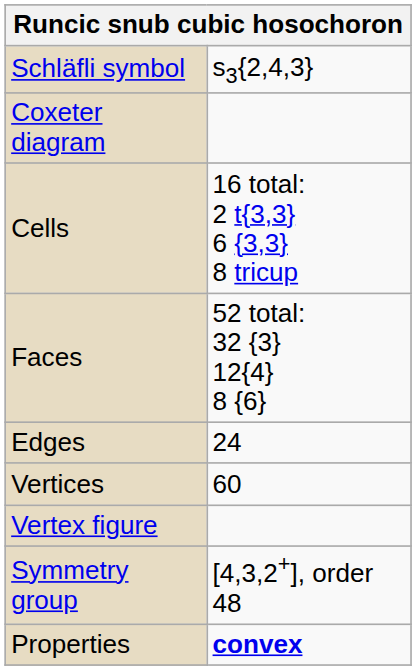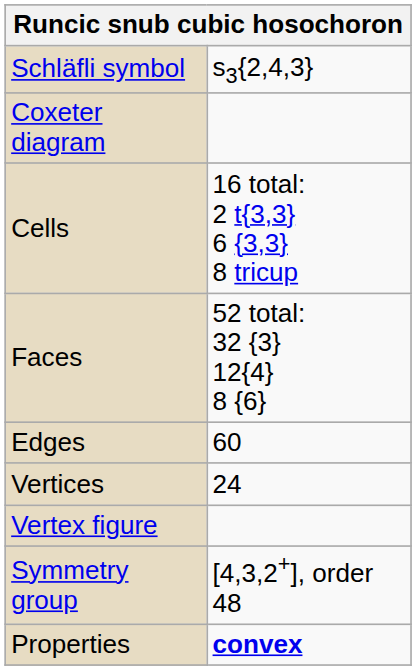(227, 442) 24 -> (227, 442) 60
(227, 484) 60 -> (227, 484) 24
